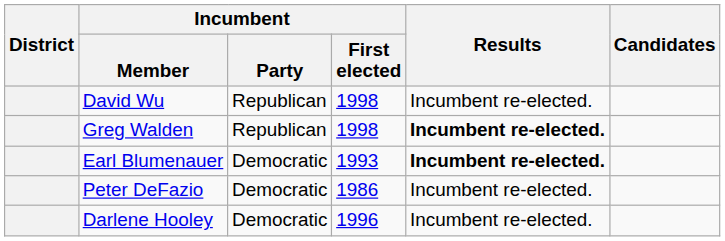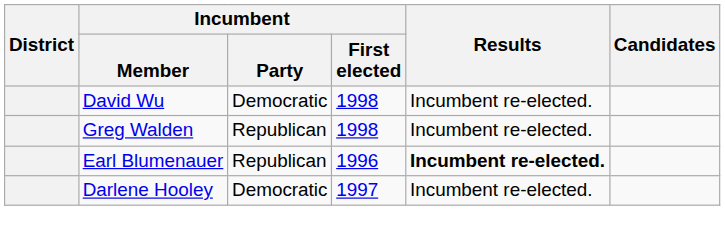(279, 100) Republican -> (280, 100) Democratic
(508, 130) bold -> (501, 130) normal
(280, 160) Democratic -> (279, 160) Republican
(357, 160) 1993 -> (357, 160) 1996
- row: (143, 190)
(357, 220) 1996 -> (357, 190) 1997
